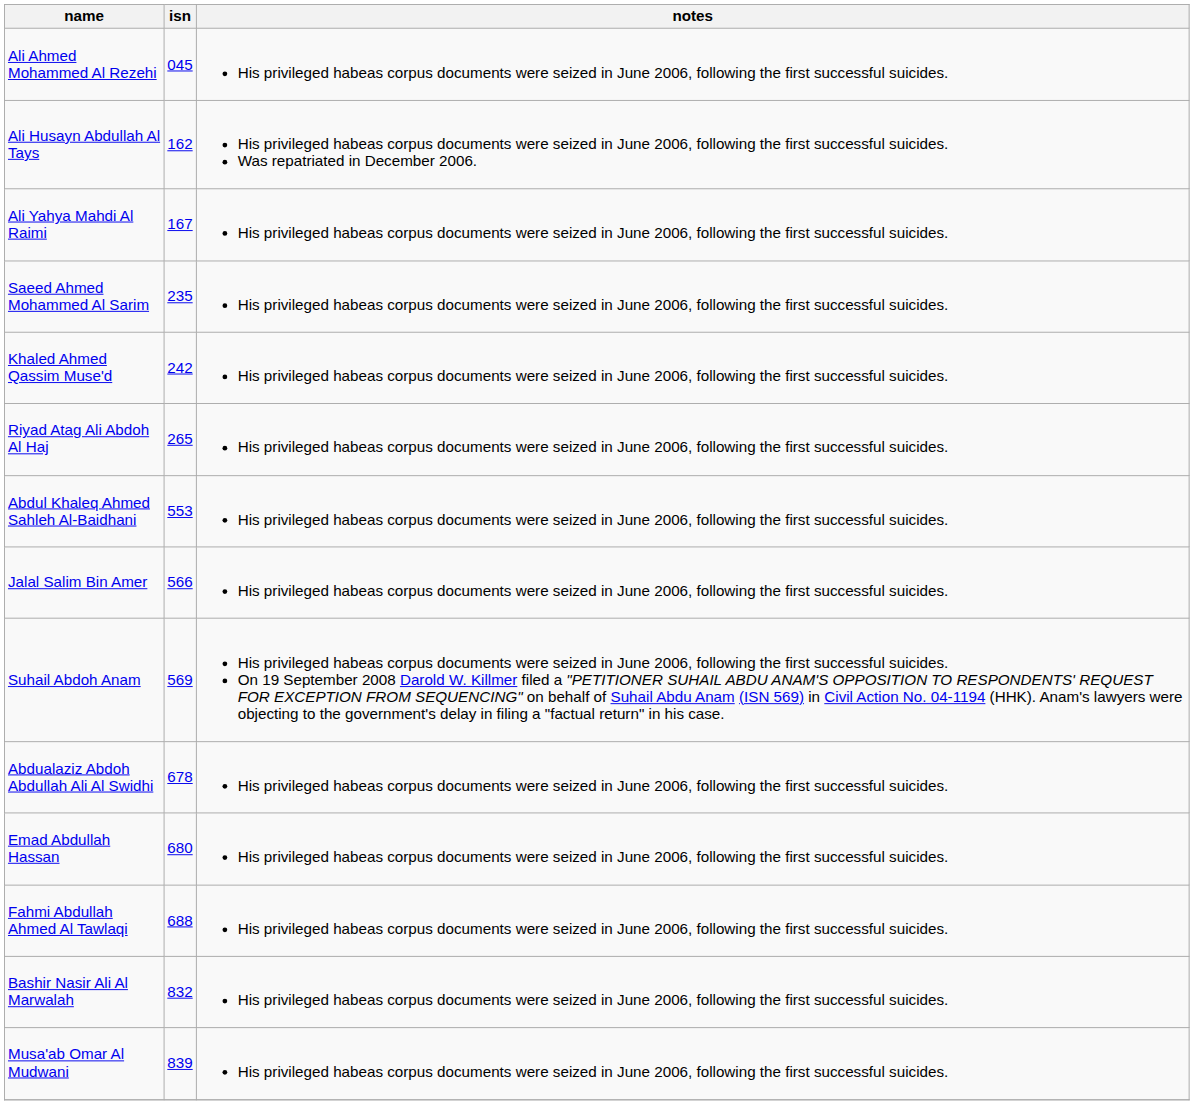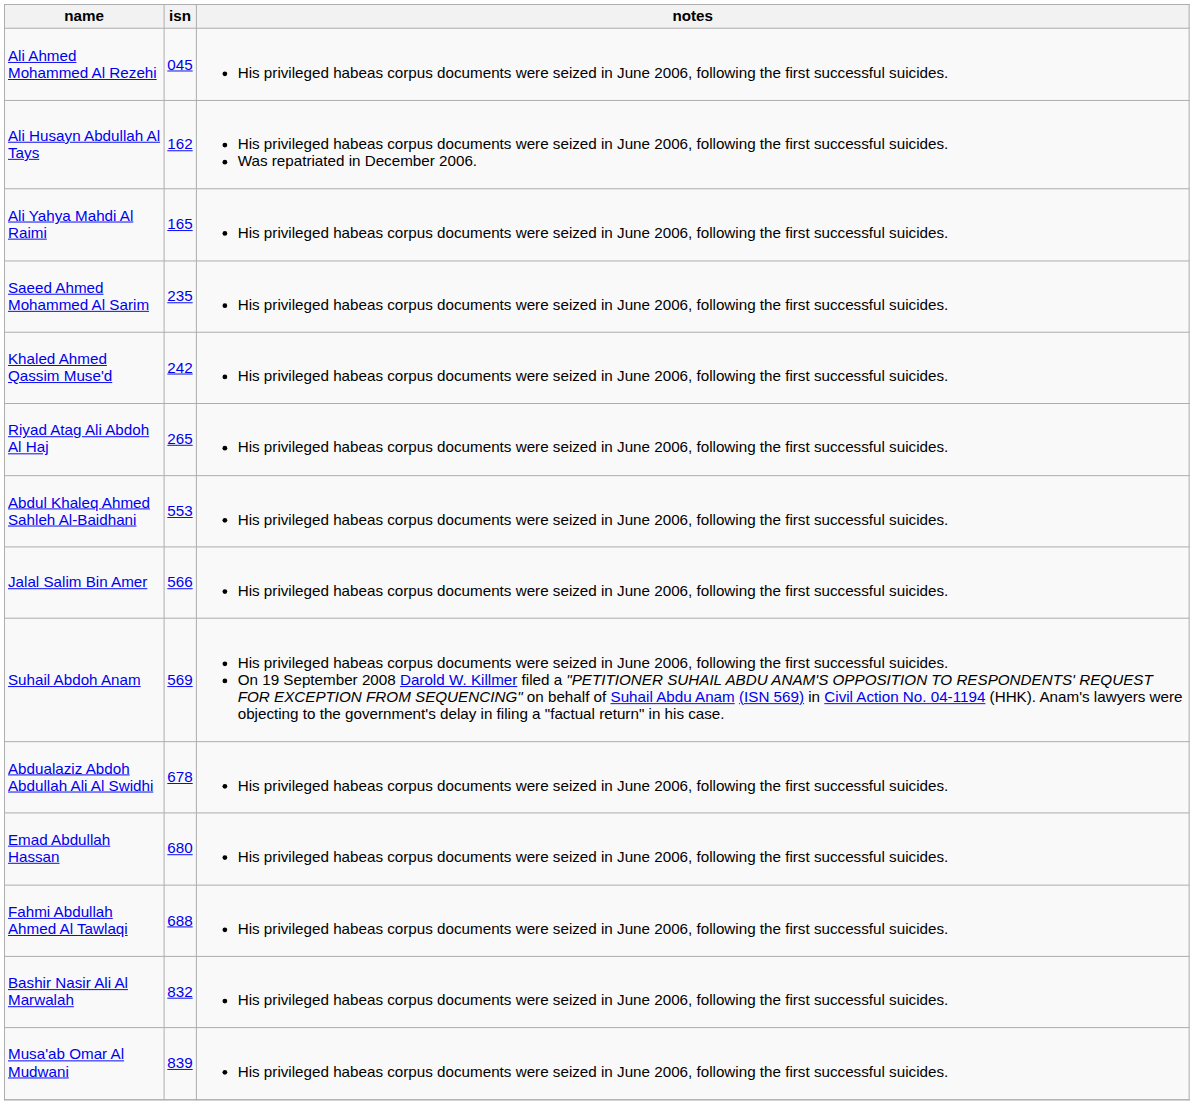(180, 224) 167 -> (180, 224) 165
